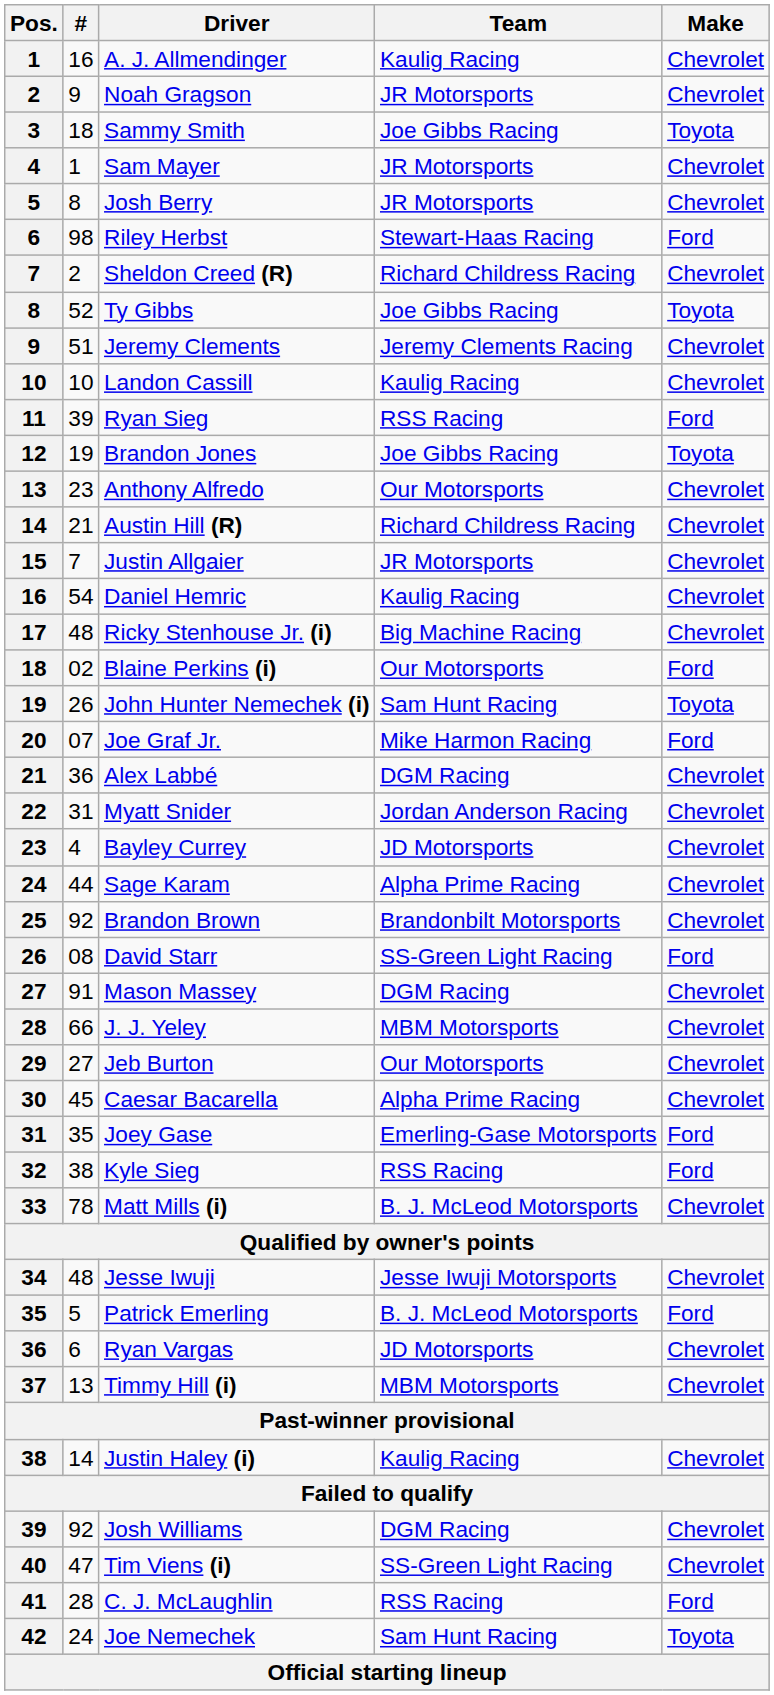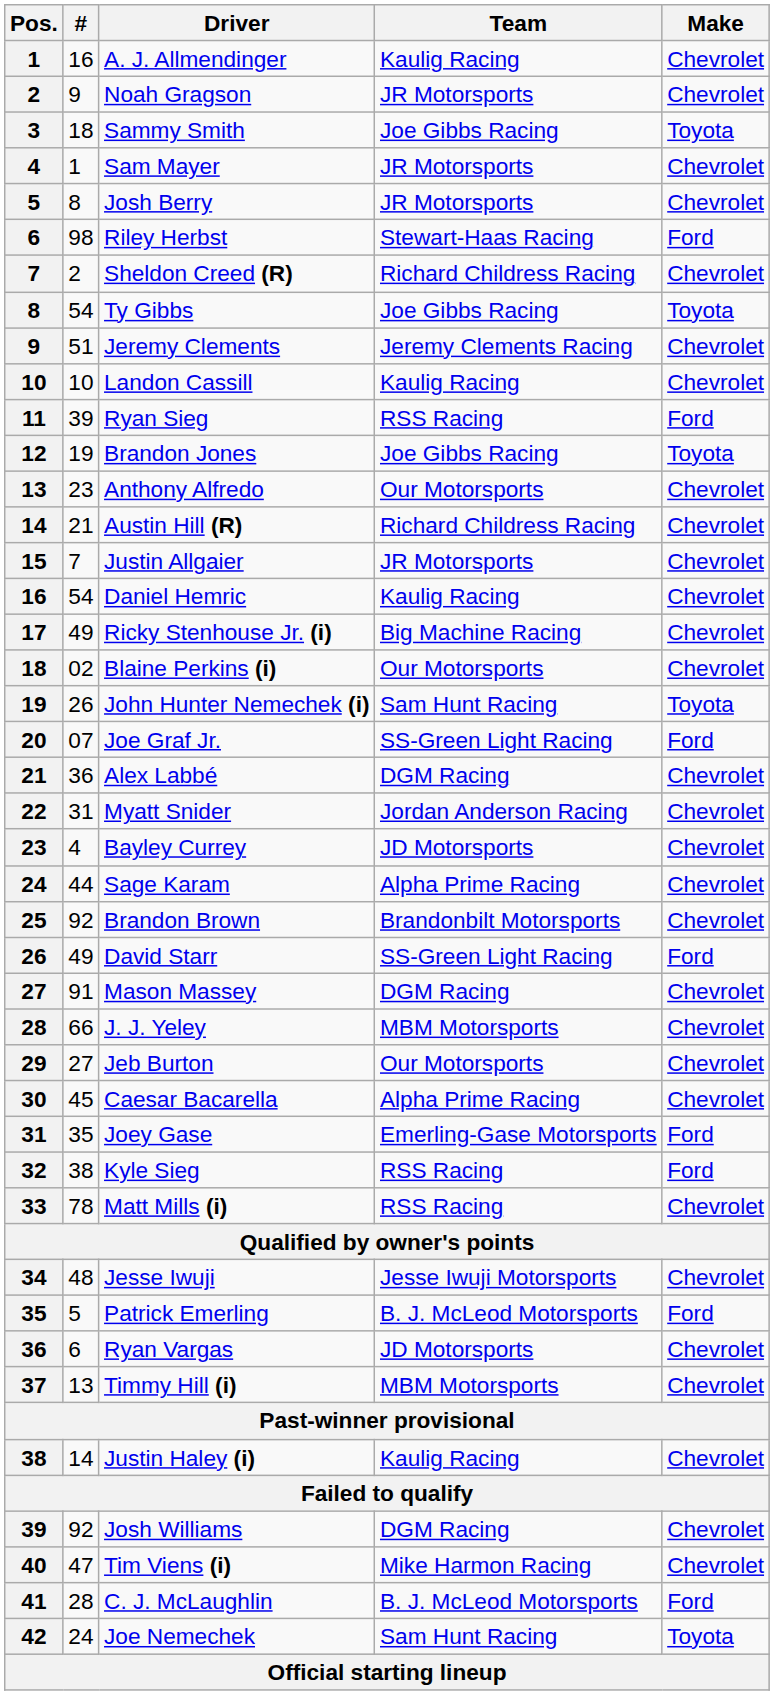(81, 310) 52 -> (81, 310) 54
(81, 632) 48 -> (81, 632) 49
(690, 668) Ford -> (716, 668) Chevrolet
(486, 740) Mike Harmon Racing -> (496, 740) SS-Green Light Racing
(81, 955) 08 -> (81, 955) 49
(509, 1206) B. J. McLeod Motorsports -> (442, 1206) RSS Racing
(496, 1565) SS-Green Light Racing -> (486, 1565) Mike Harmon Racing
(442, 1600) RSS Racing -> (509, 1600) B. J. McLeod Motorsports
